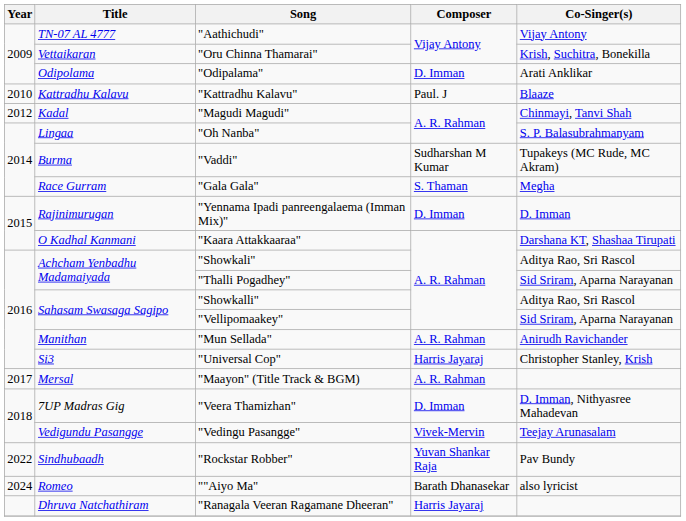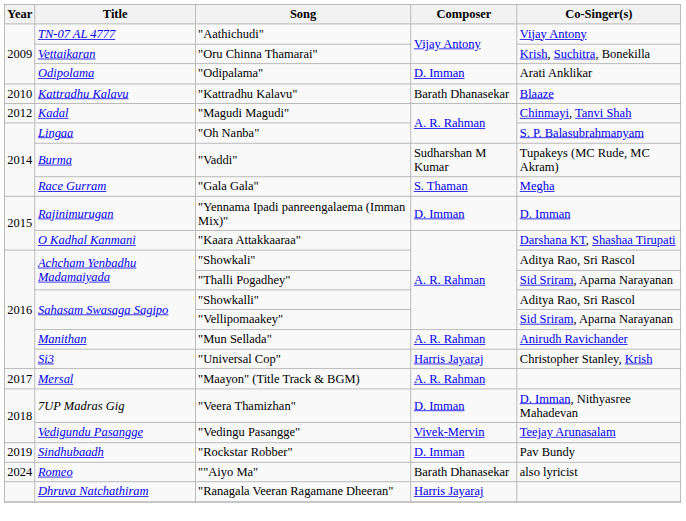(431, 93) Paul. J -> (462, 93) Barath Dhanasekar
(20, 459) 2022 -> (20, 452) 2019
(452, 459) Yuvan Shankar Raja -> (439, 452) D. Imman
